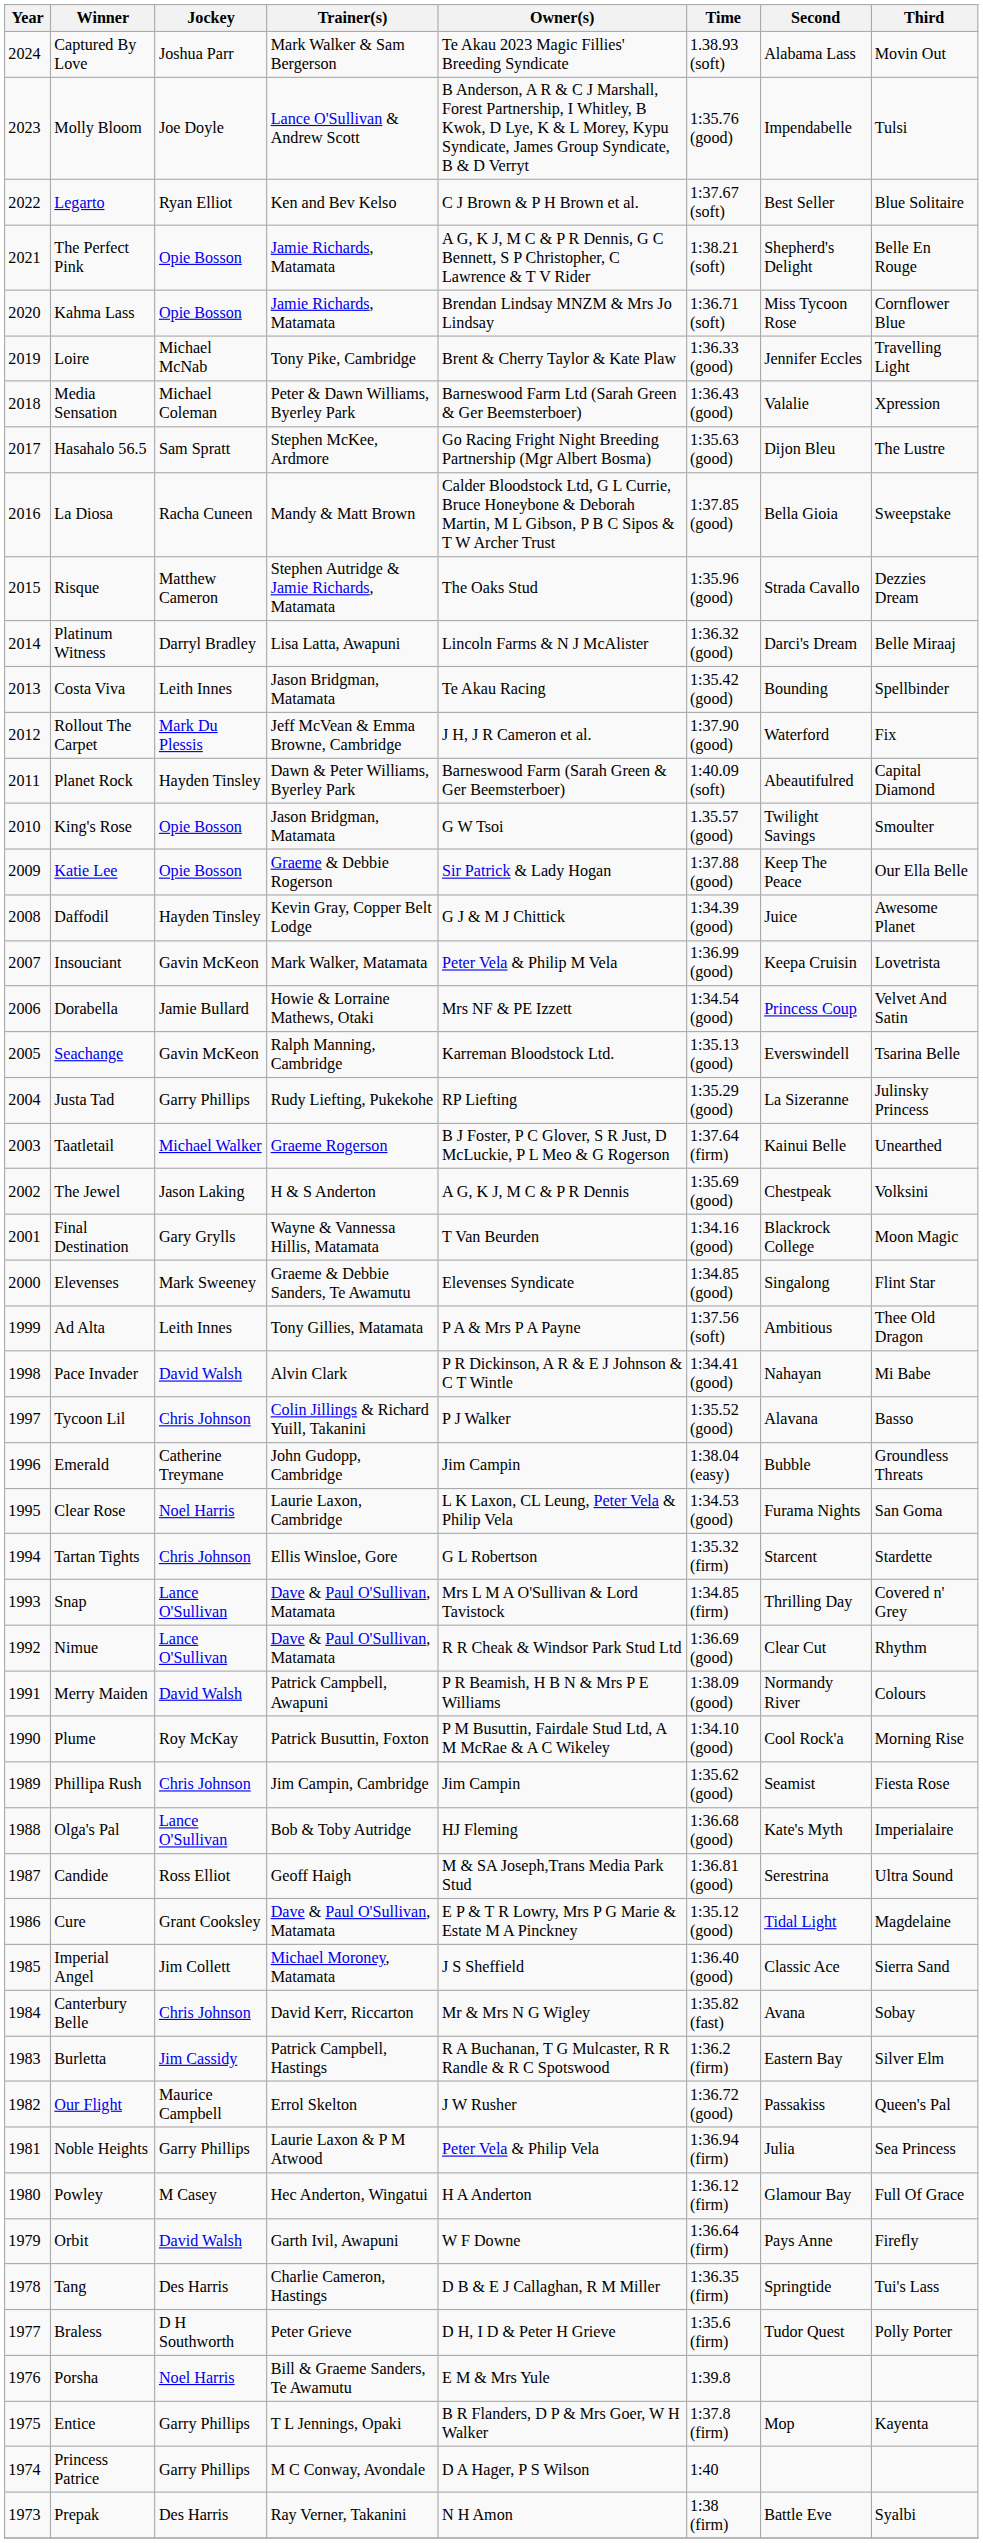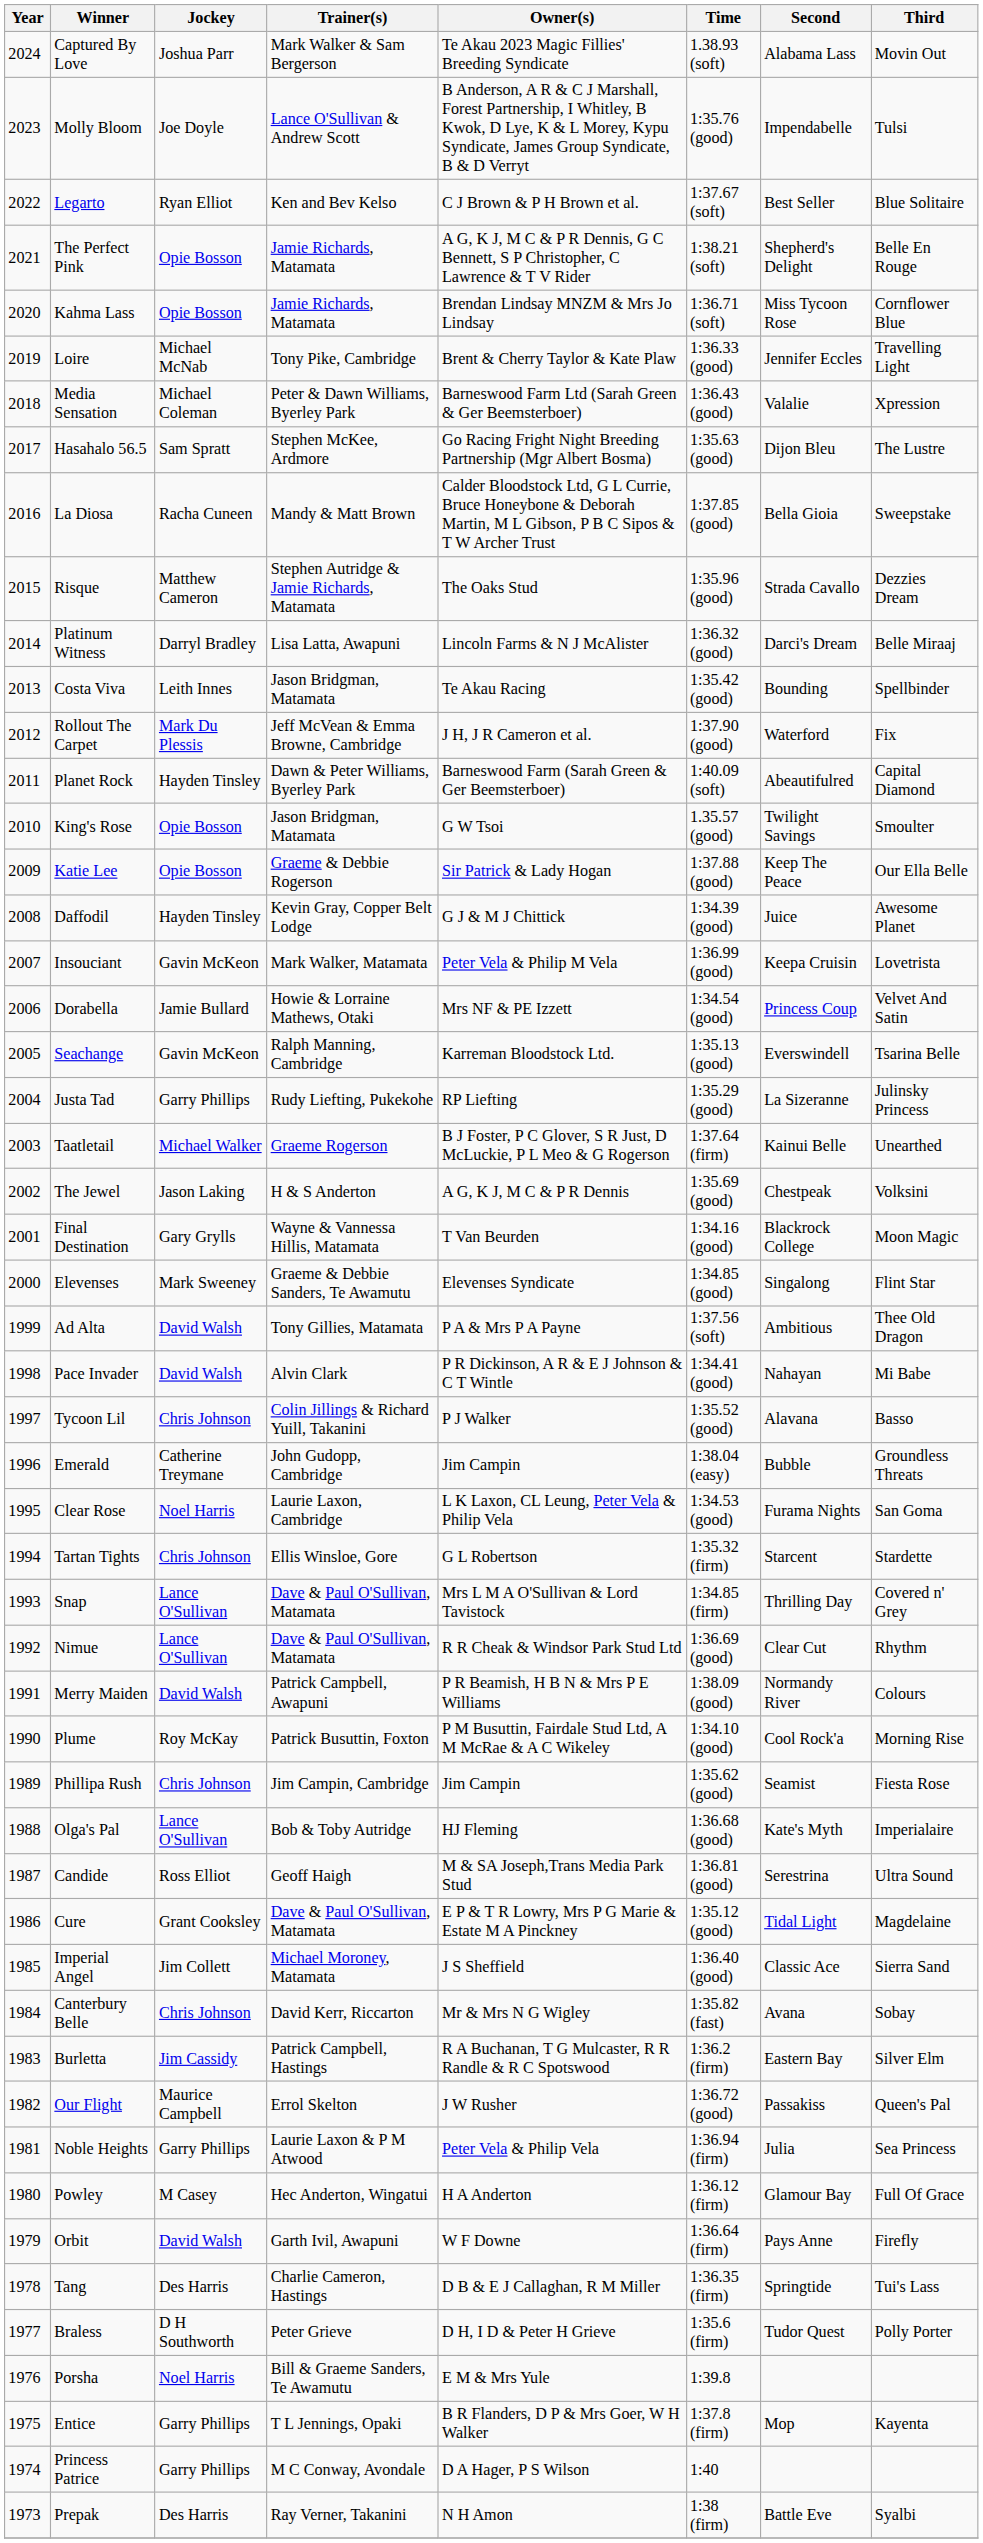(195, 1328) Leith Innes -> (200, 1328) David Walsh
